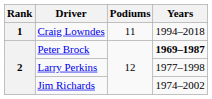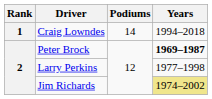(130, 31) 11 -> (130, 31) 14
(180, 85) no background -> (180, 85) khaki background
